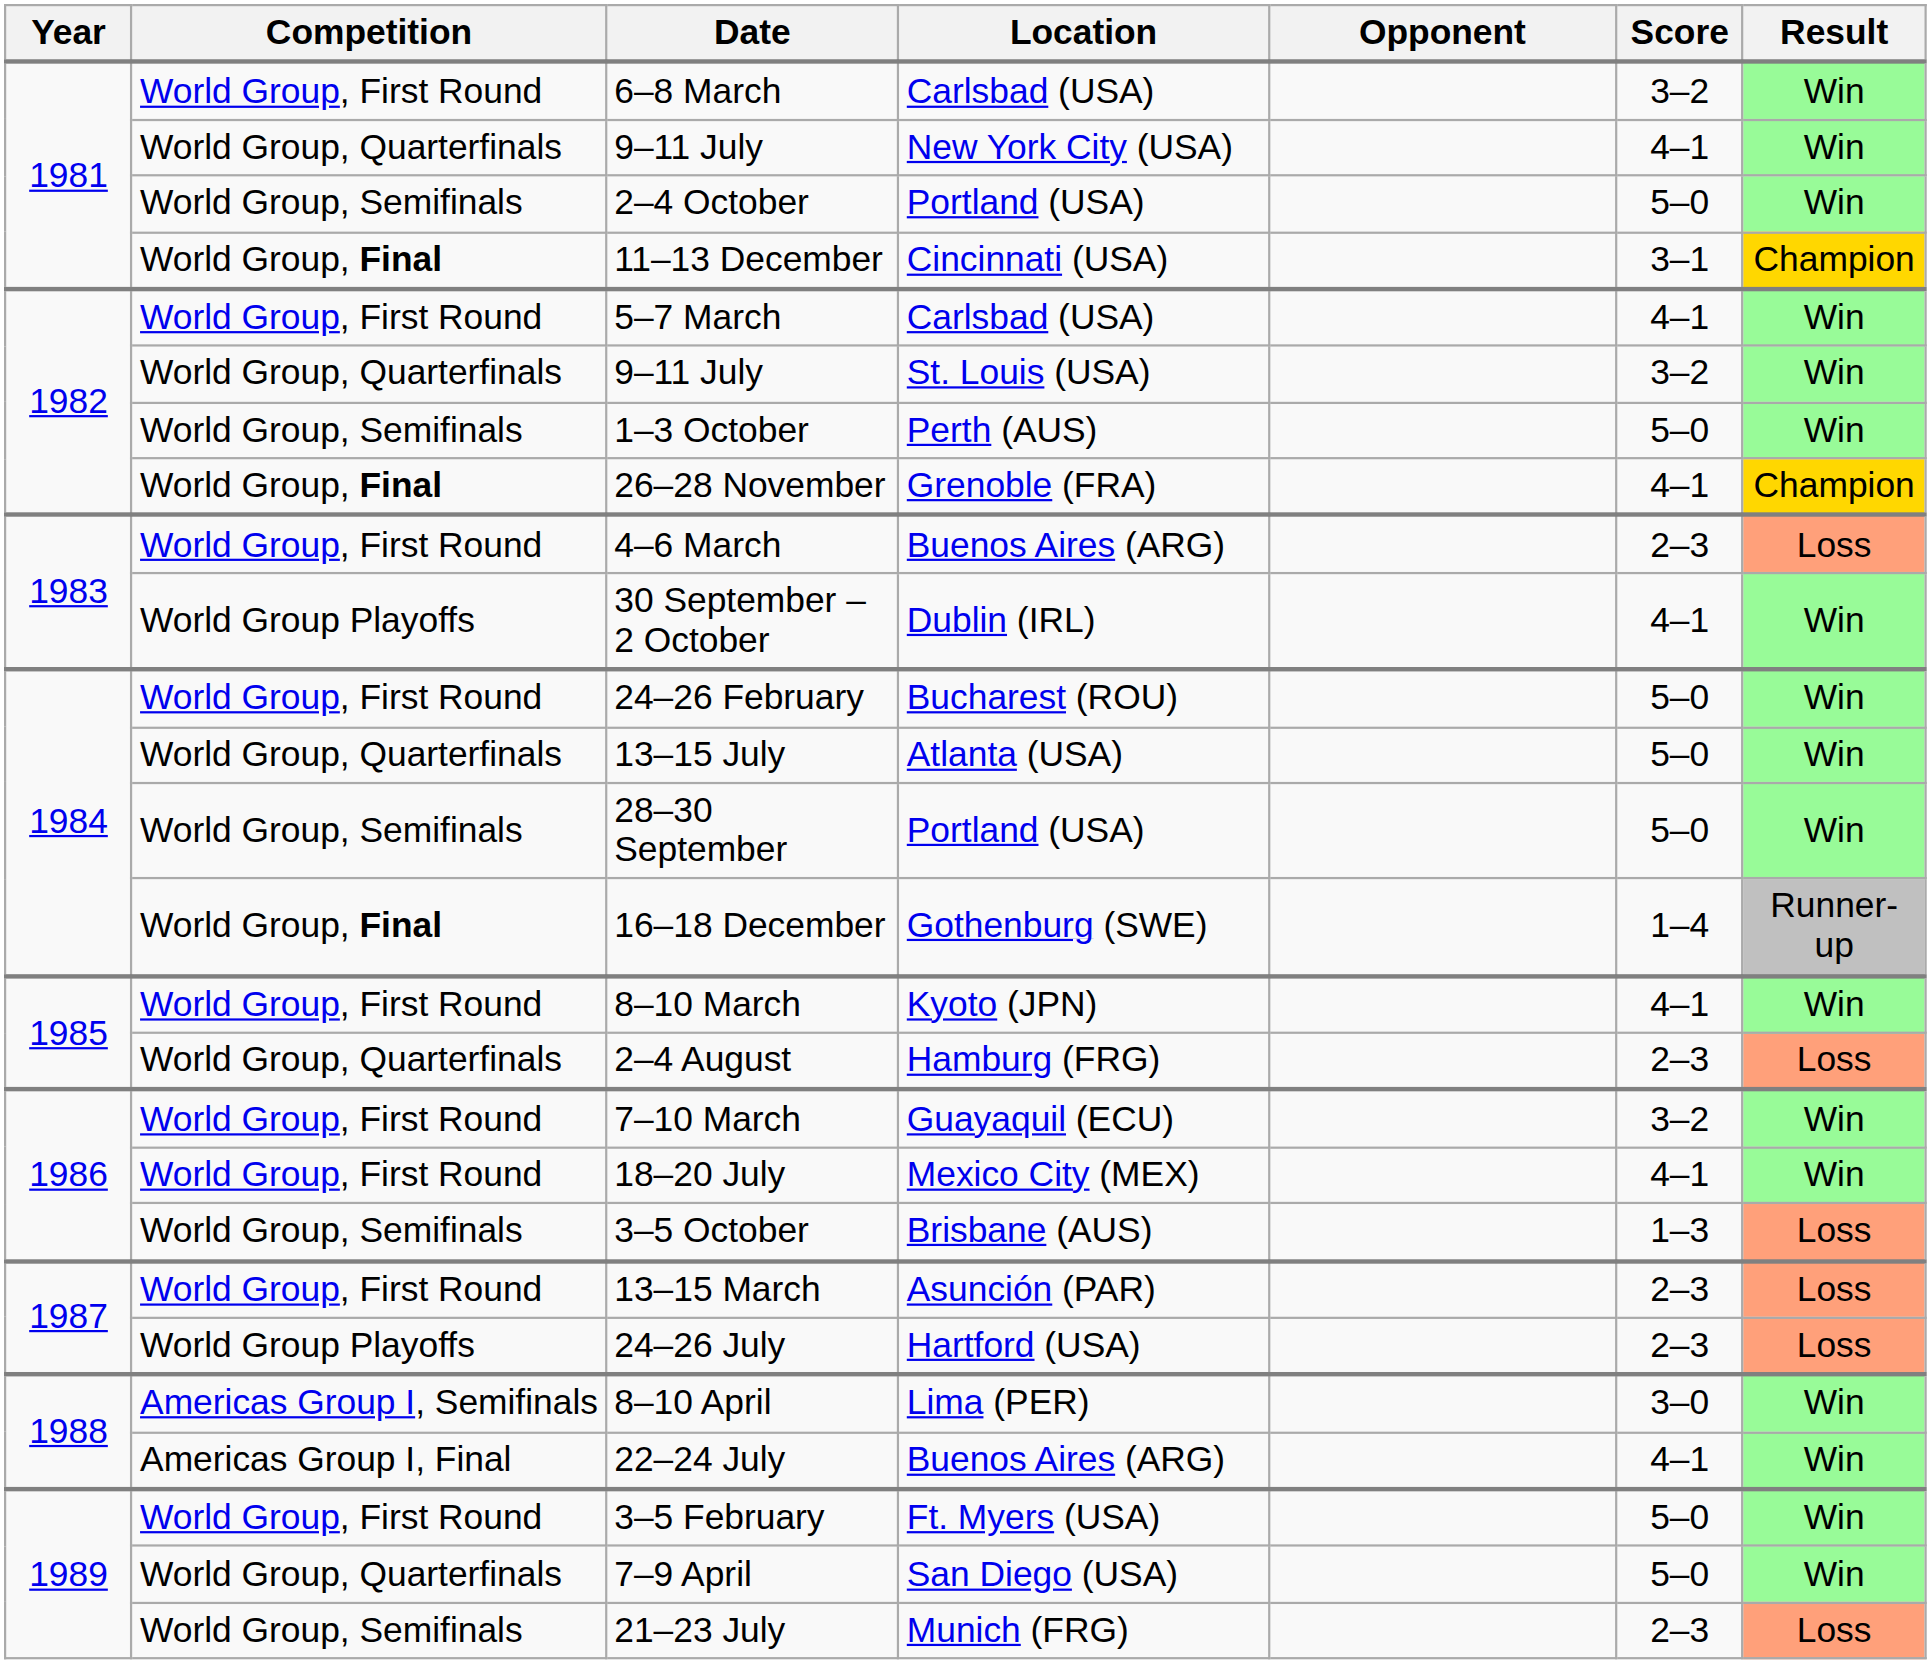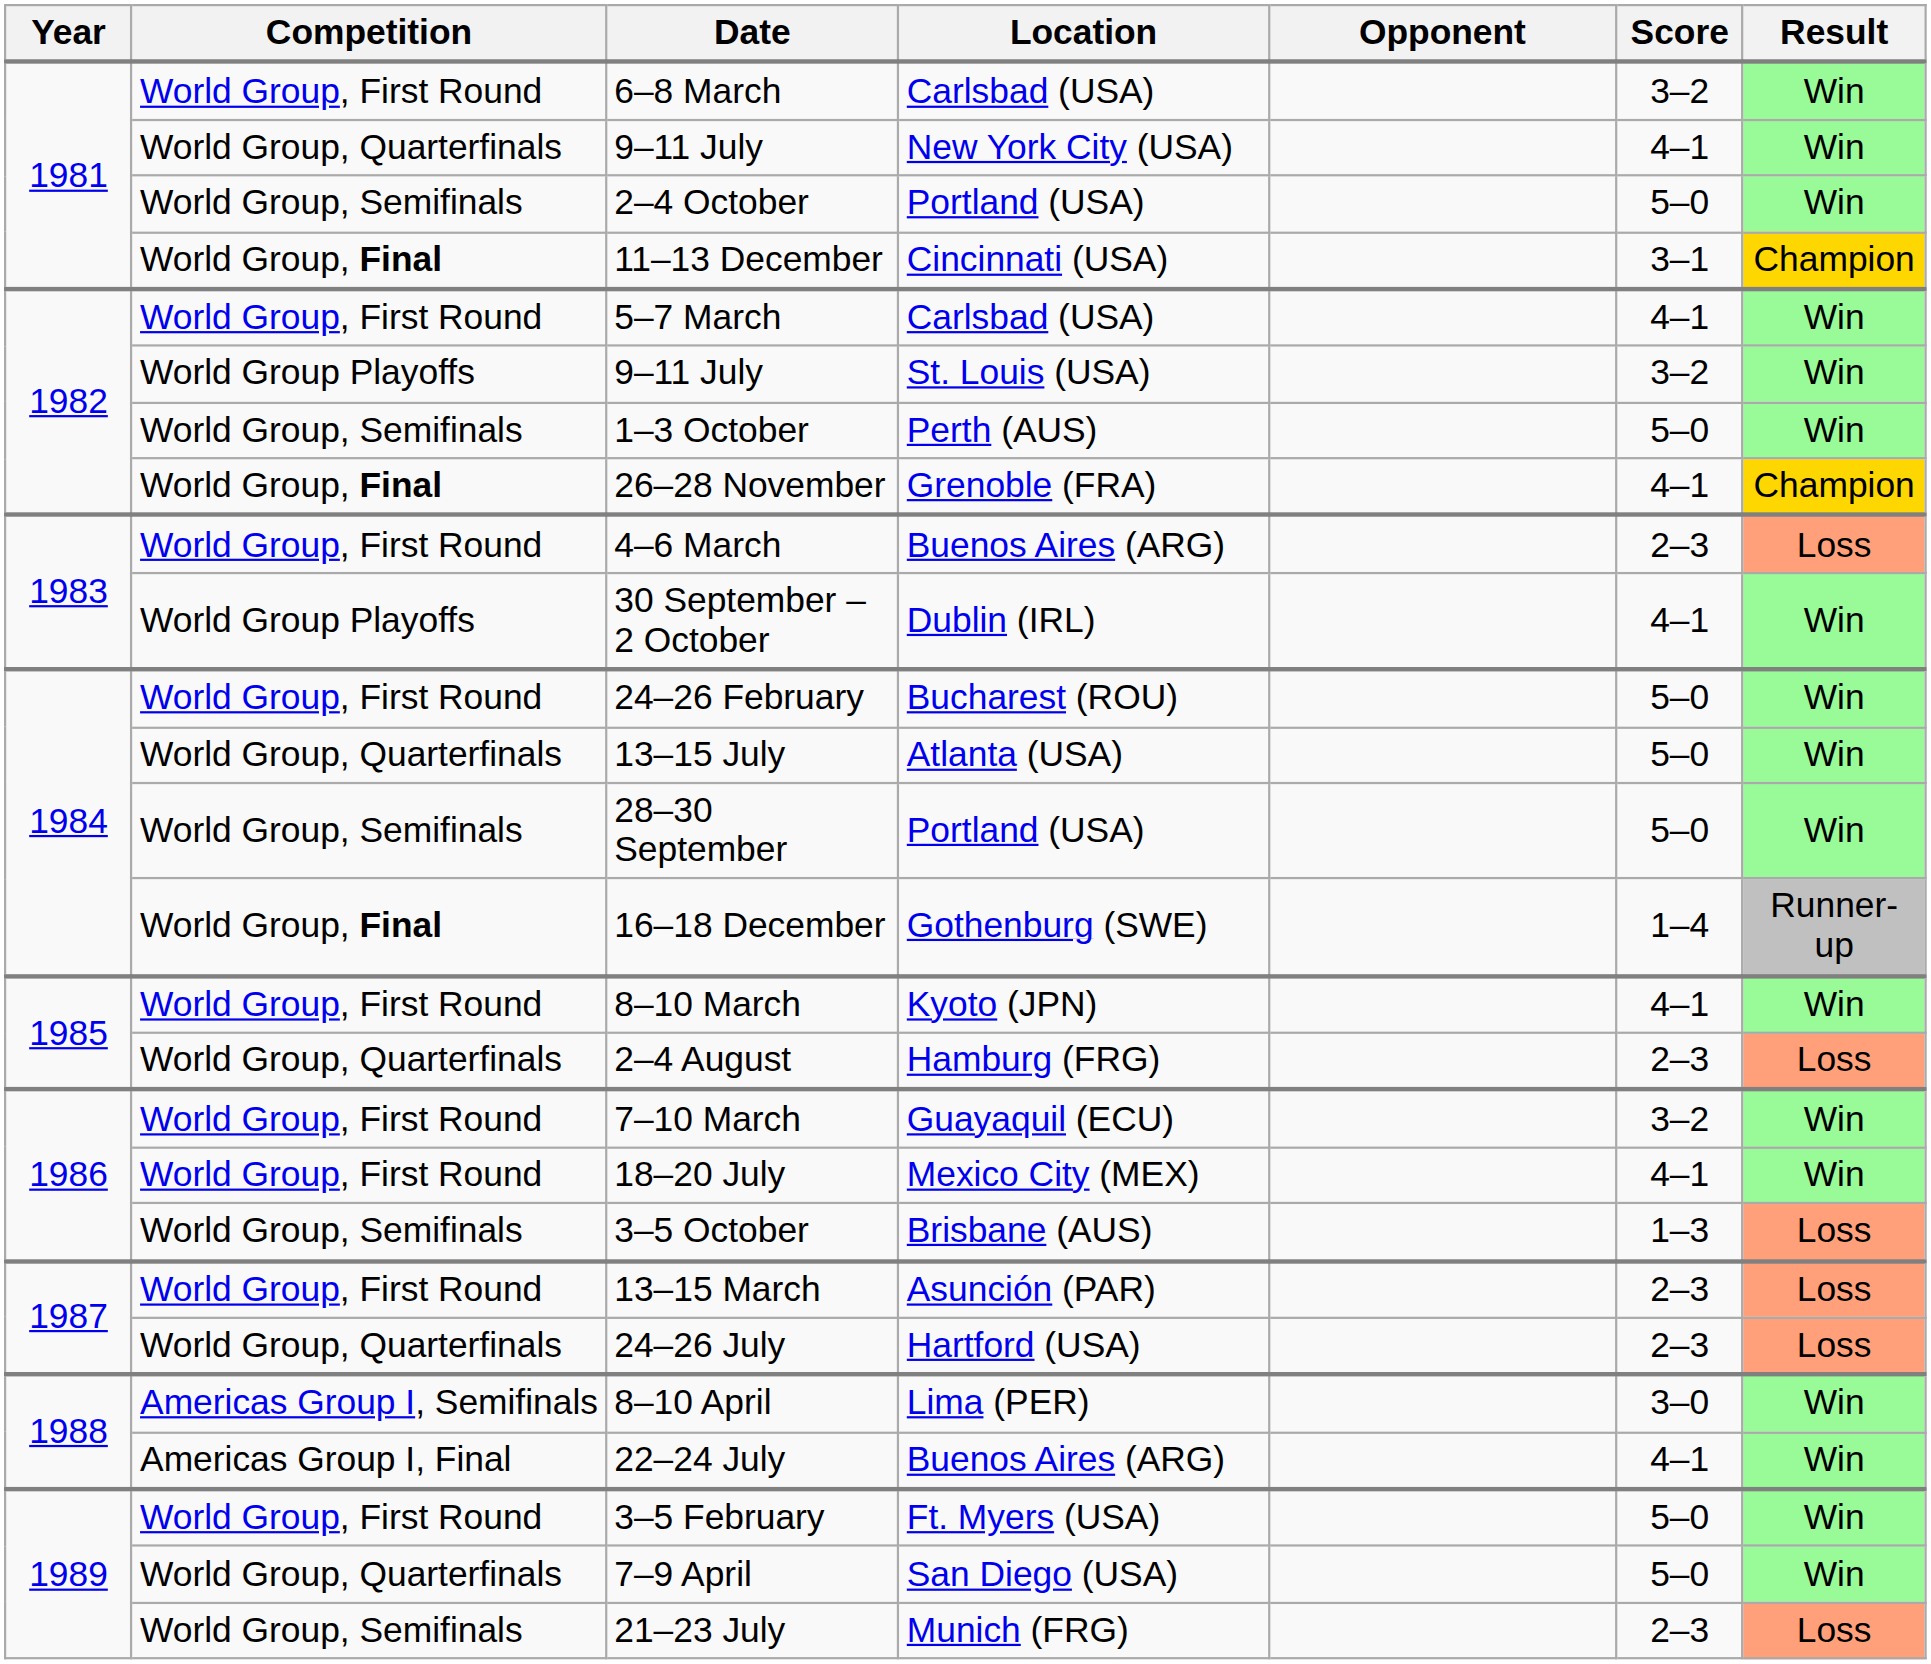(351, 373) World Group, Quarterfinals -> (307, 373) World Group Playoffs
(307, 1345) World Group Playoffs -> (351, 1345) World Group, Quarterfinals
